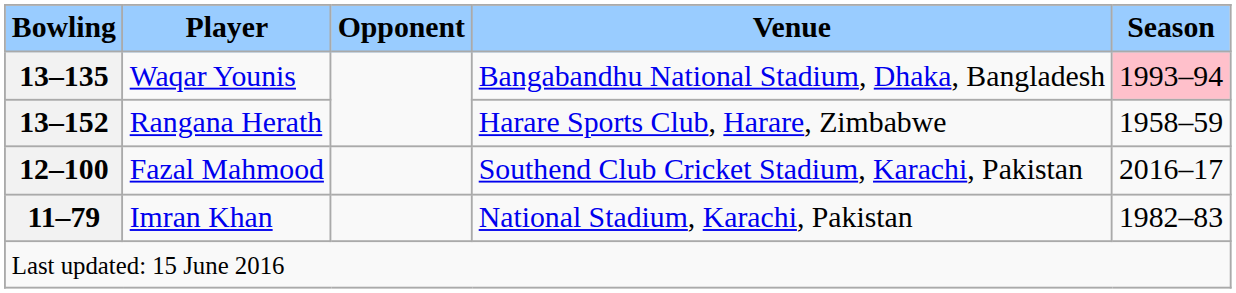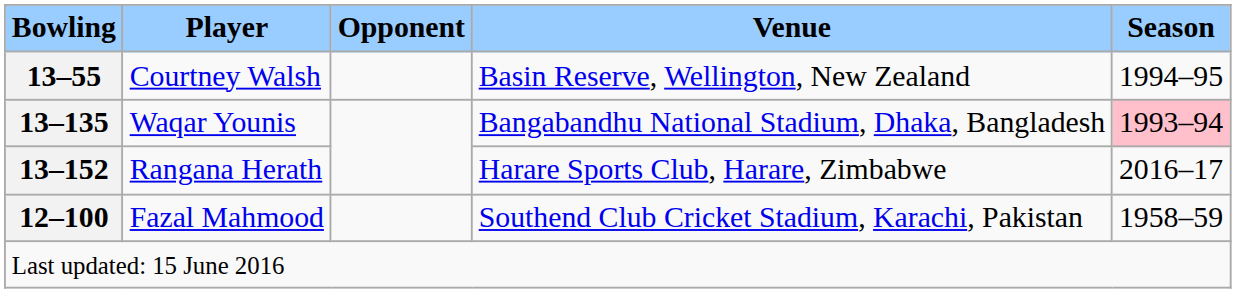+ row: (225, 75)
(1171, 122) 1958–59 -> (1171, 169) 2016–17
(1171, 169) 2016–17 -> (1171, 216) 1958–59
- row: (201, 216)
